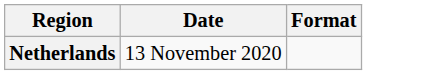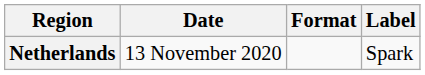+ column: (391, 20)
